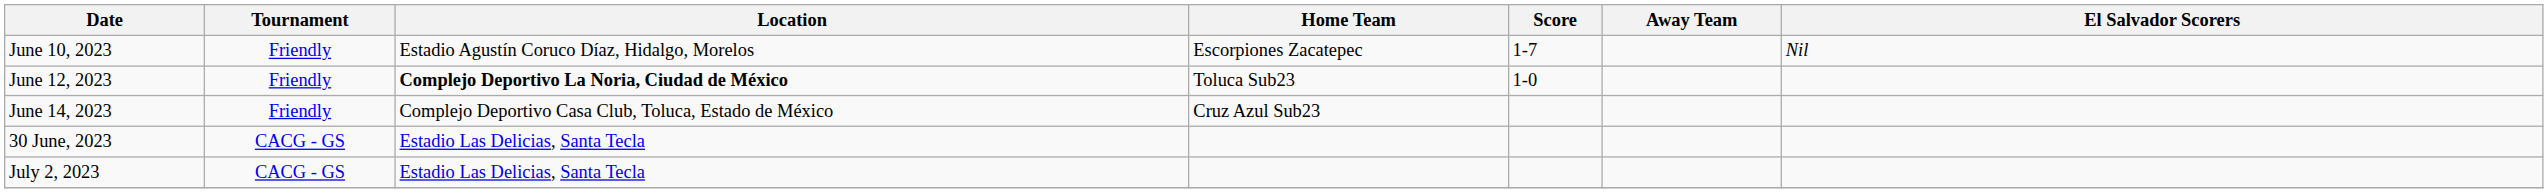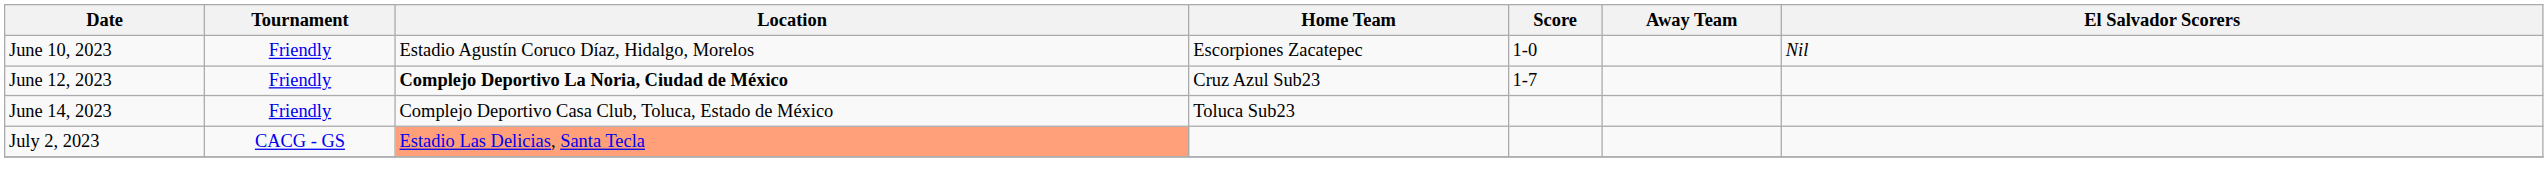(1525, 50) 1-7 -> (1525, 50) 1-0
(1244, 80) Toluca Sub23 -> (1257, 80) Cruz Azul Sub23
(1525, 80) 1-0 -> (1525, 80) 1-7
(1257, 111) Cruz Azul Sub23 -> (1244, 111) Toluca Sub23
- row: (60, 141)
(522, 172) no background -> (522, 141) lightsalmon background
